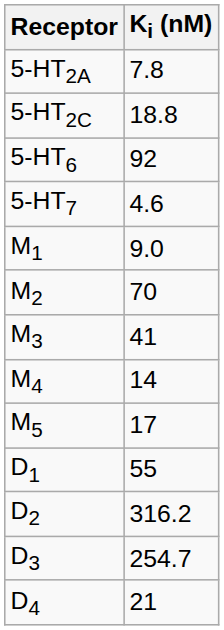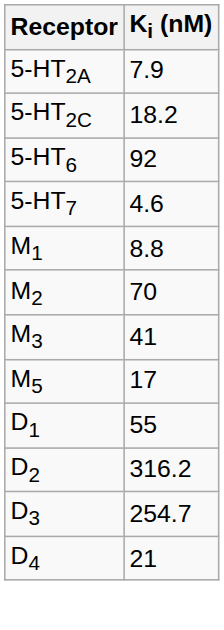(147, 70) 7.8 -> (147, 70) 7.9
(154, 115) 18.8 -> (154, 115) 18.2
(147, 247) 9.0 -> (147, 247) 8.8
- row: (27, 381)
